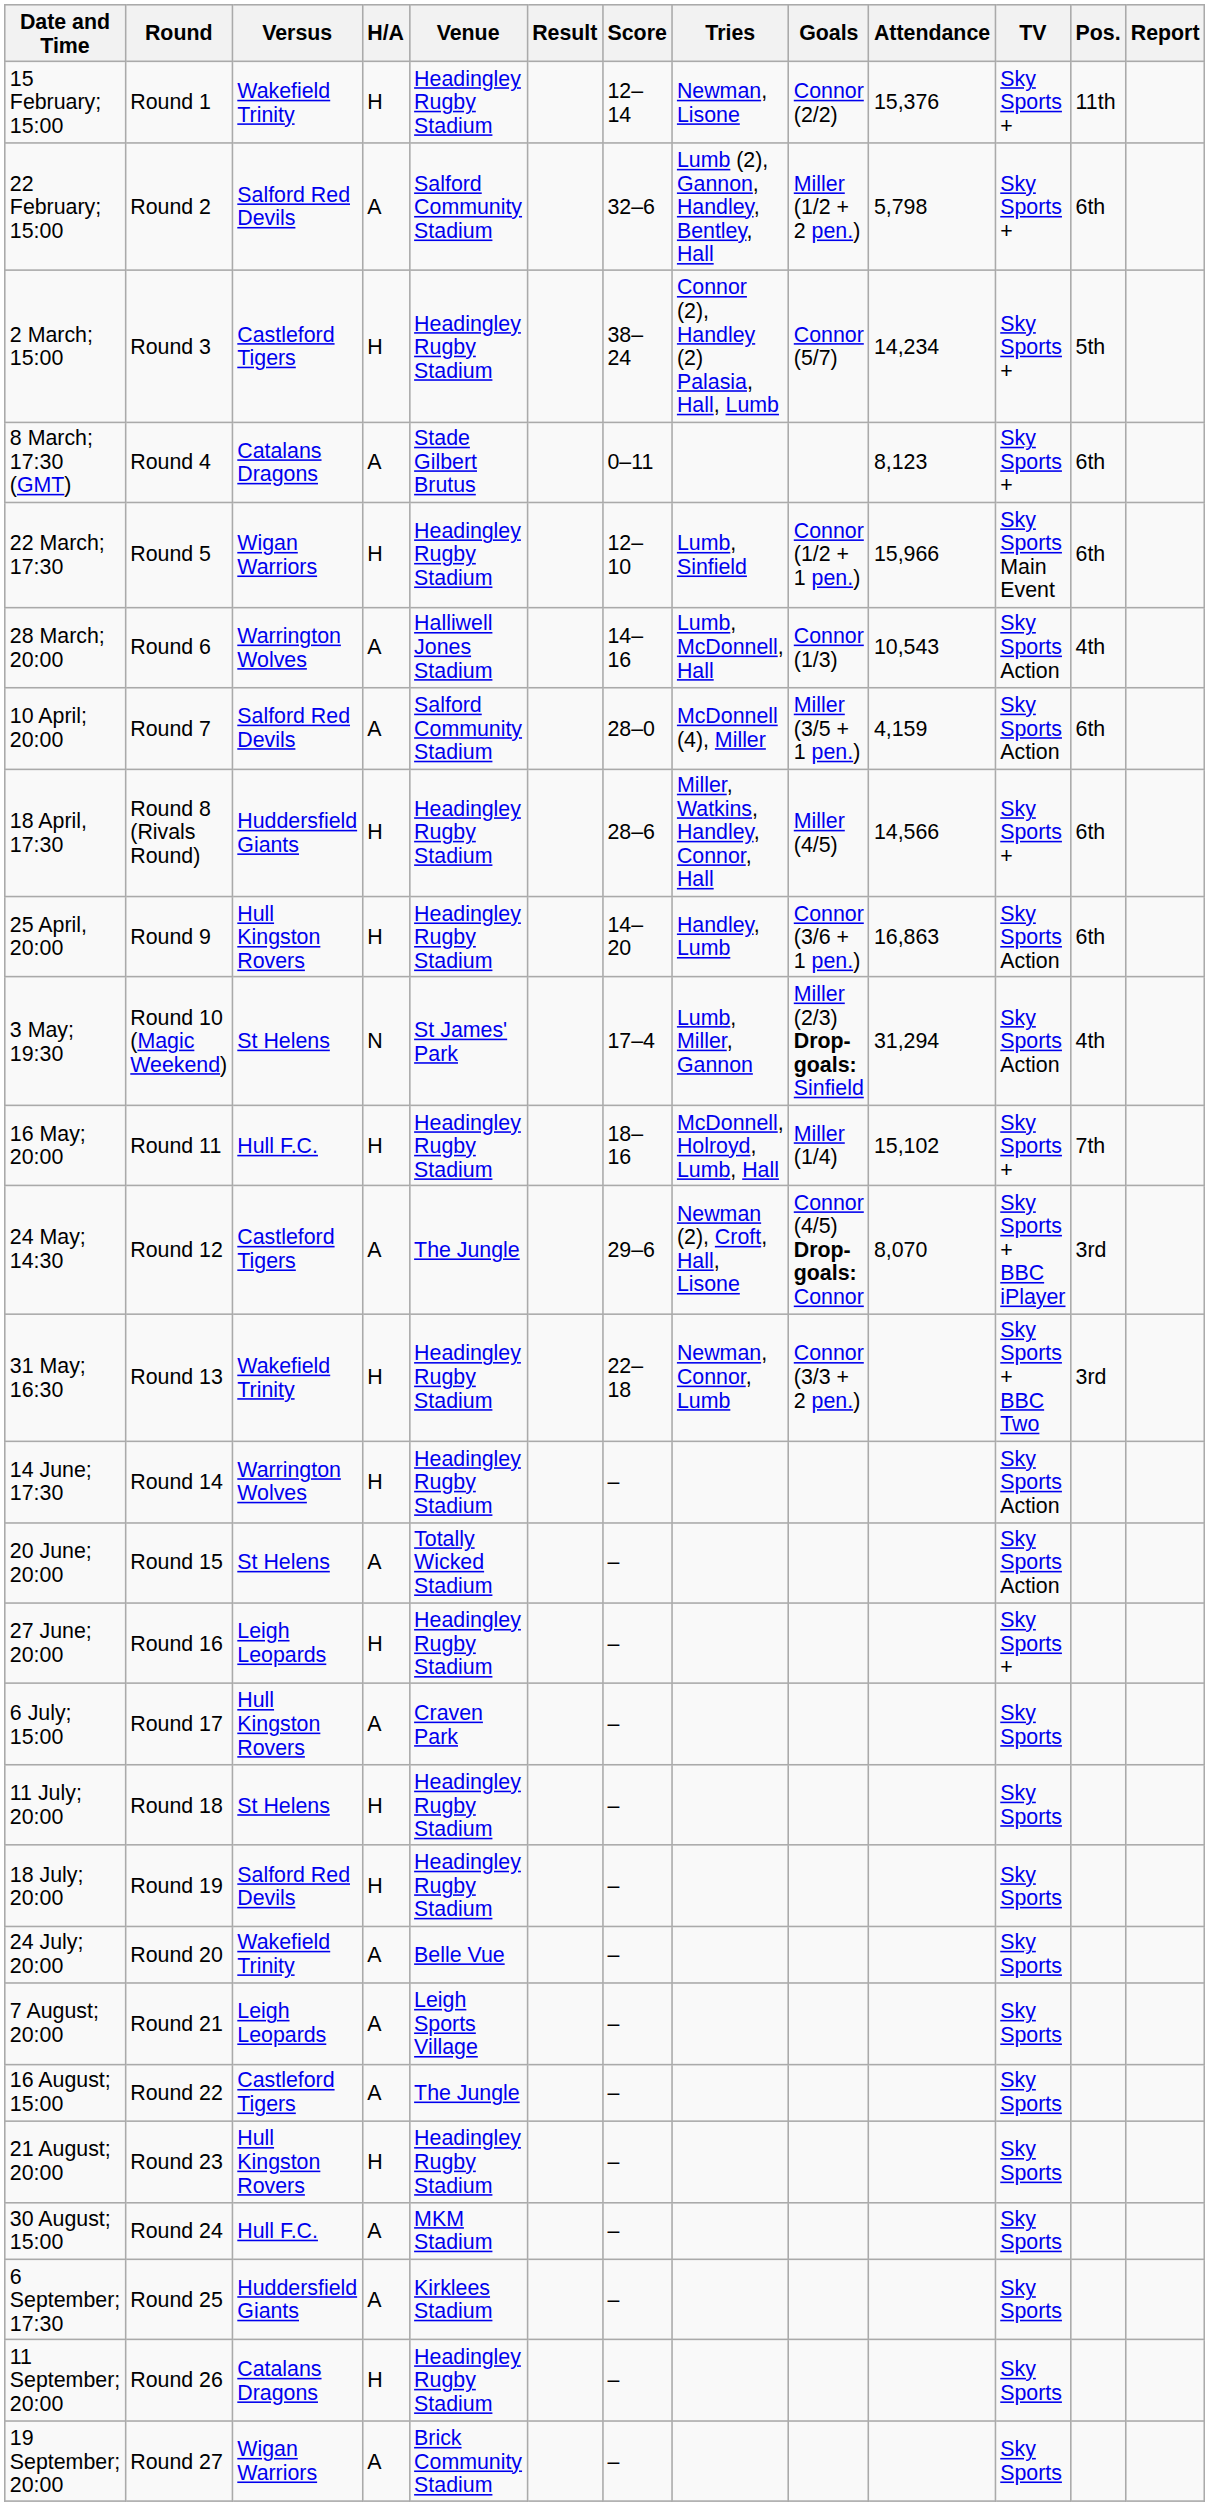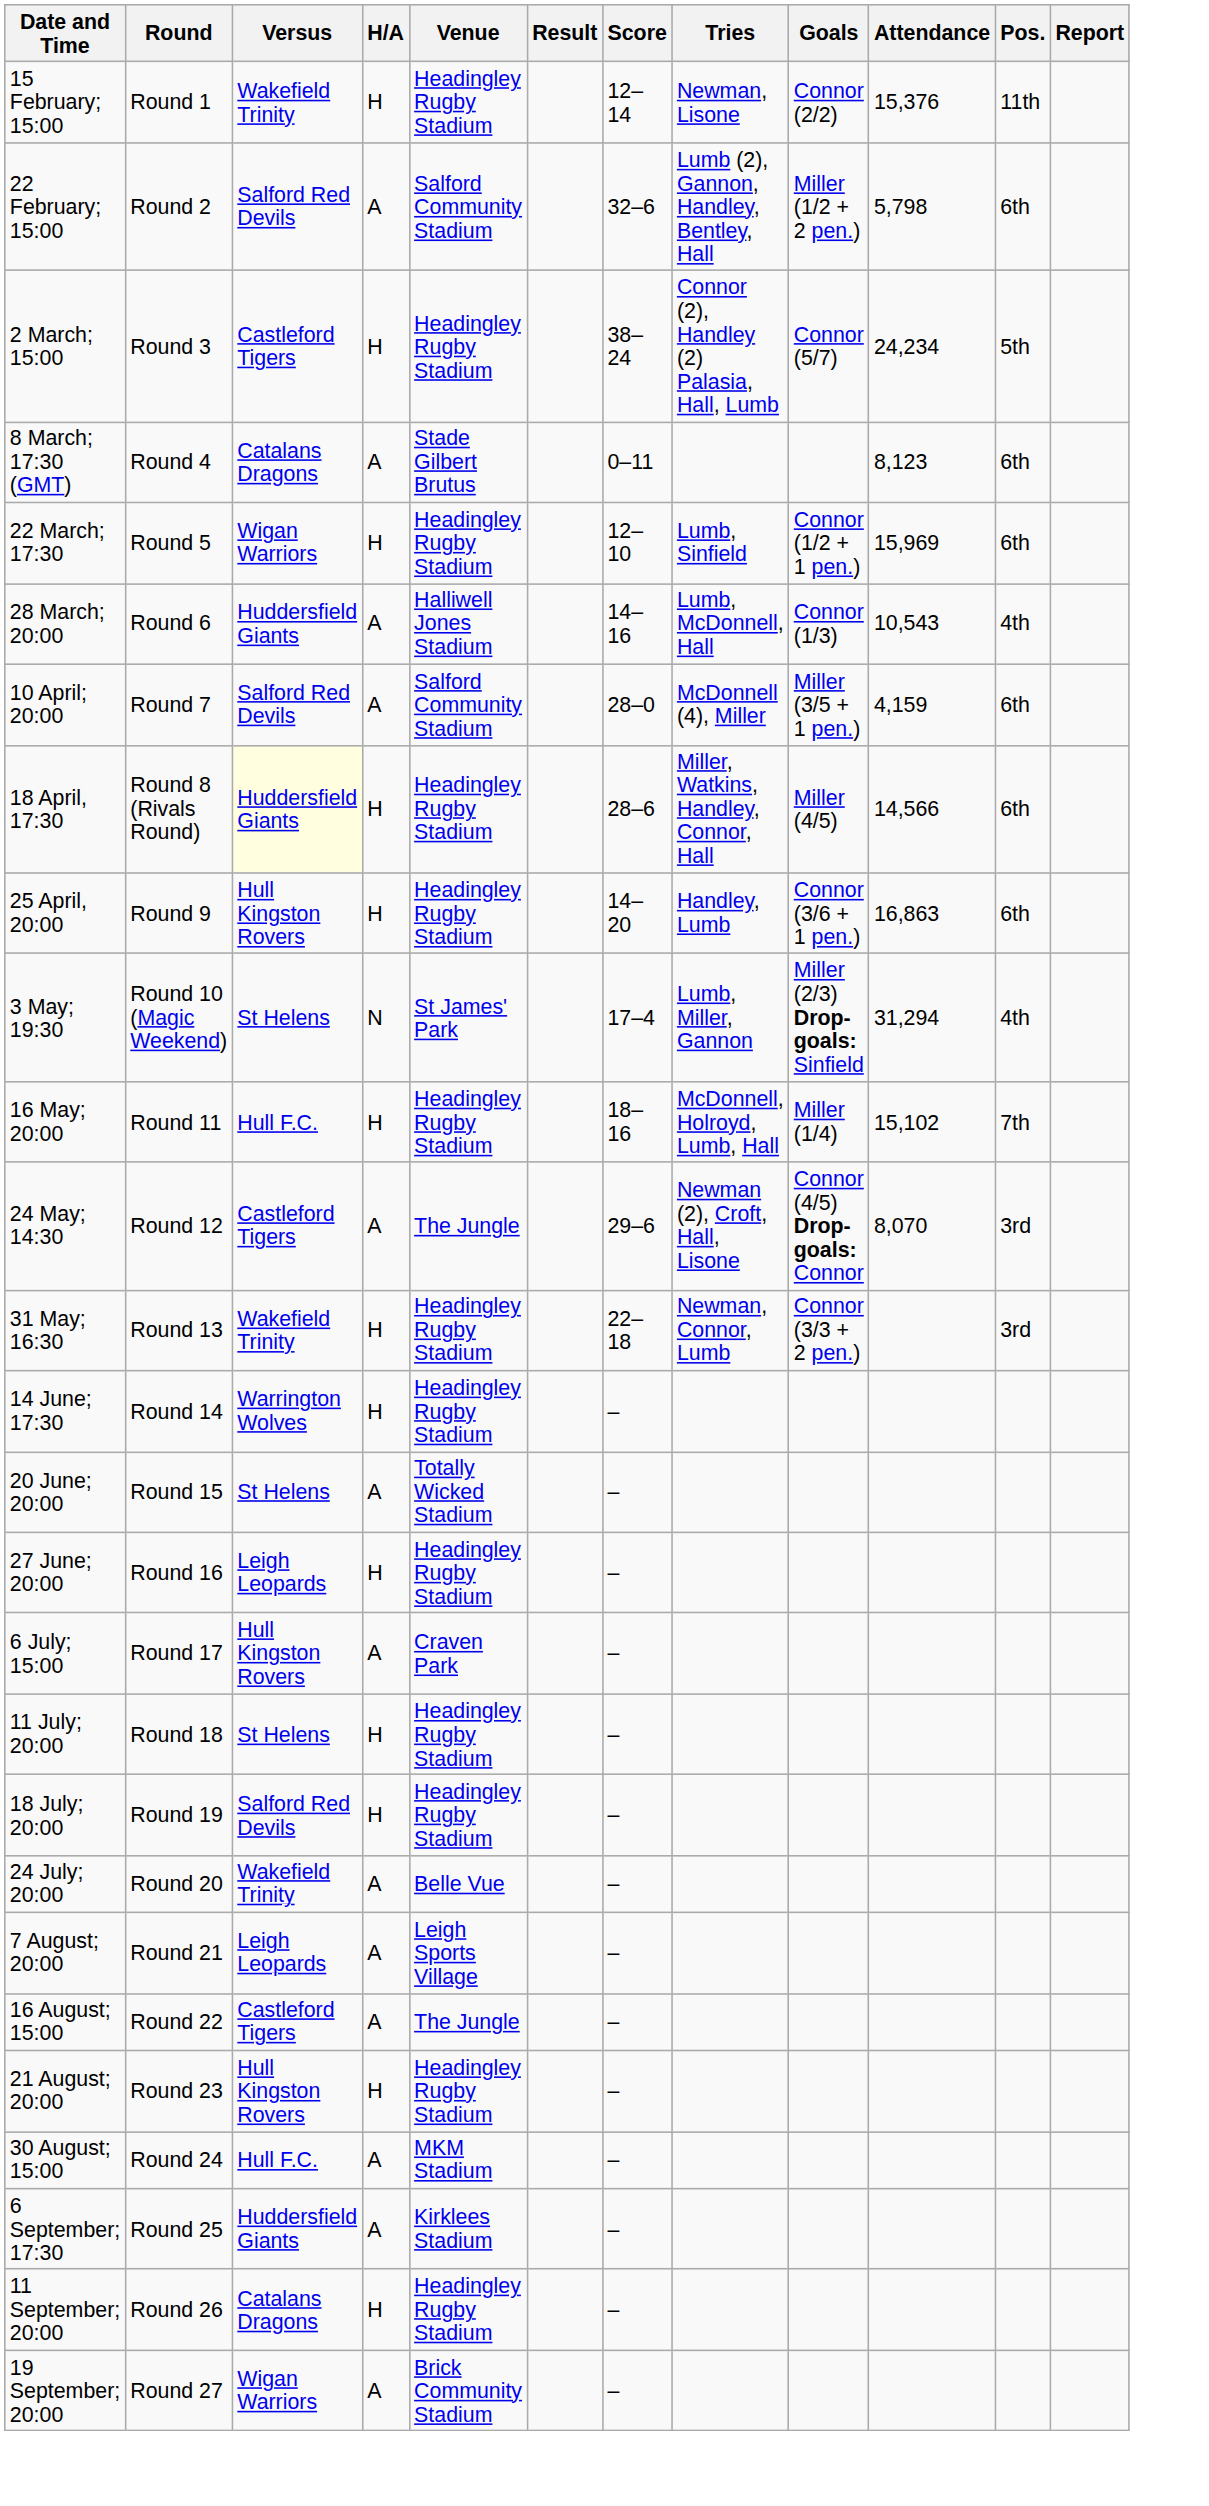- column: (1033, 33)
(907, 346) 14,234 -> (907, 346) 24,234
(907, 555) 15,966 -> (907, 543) 15,969
(289, 647) Warrington Wolves -> (297, 623) Huddersfield Giants
(297, 832) no background -> (297, 809) lightyellow background
